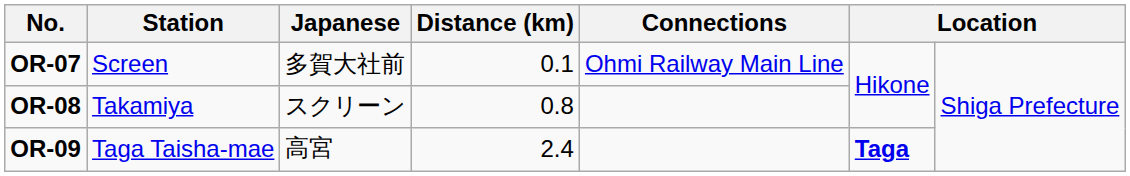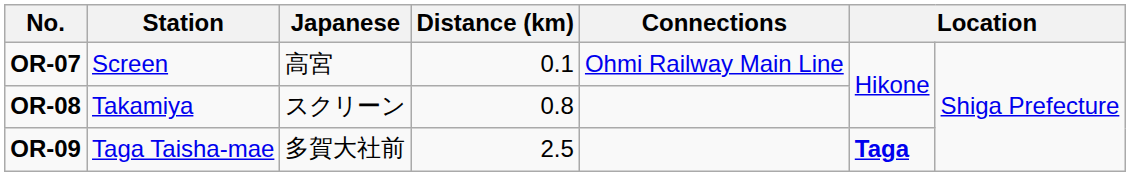(345, 63) 多賀大社前 -> (309, 63) 高宮
(309, 148) 高宮 -> (345, 148) 多賀大社前
(557, 148) 2.4 -> (557, 148) 2.5
